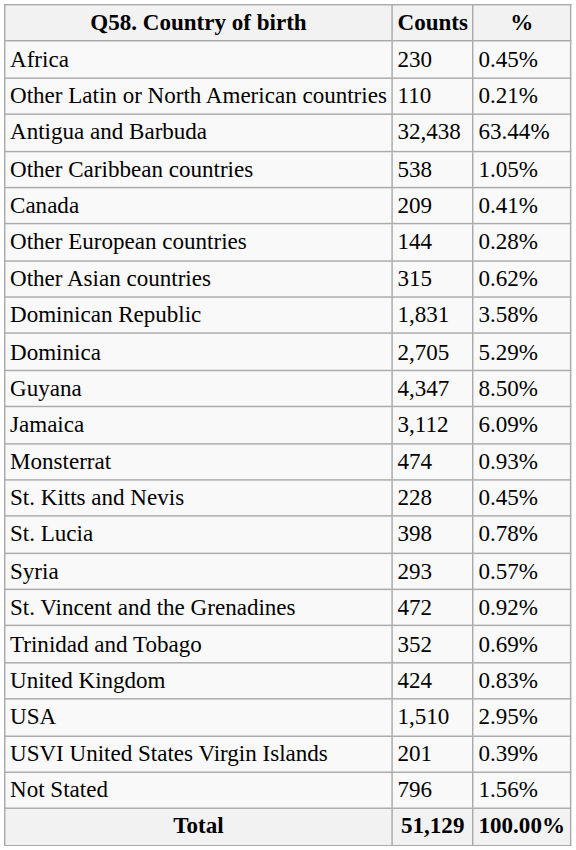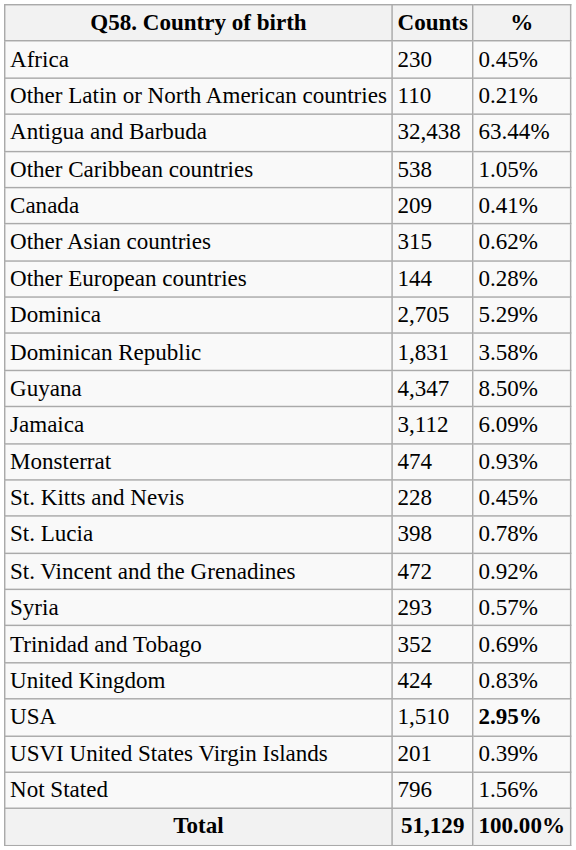rows swapped: (110, 278) <-> (128, 242)
rows swapped: (55, 351) <-> (106, 315)
rows swapped: (153, 607) <-> (34, 570)
(508, 717) normal -> (510, 717) bold
